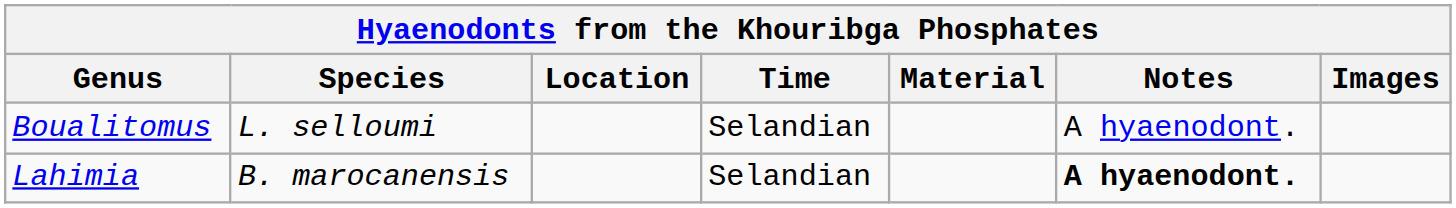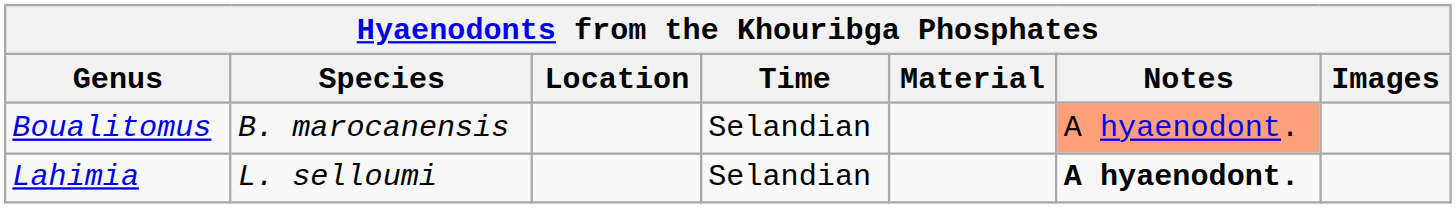(337, 128) L. selloumi -> (374, 128) B. marocanensis
(1181, 128) no background -> (1181, 128) lightsalmon background
(374, 177) B. marocanensis -> (337, 177) L. selloumi
